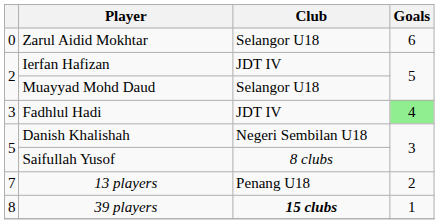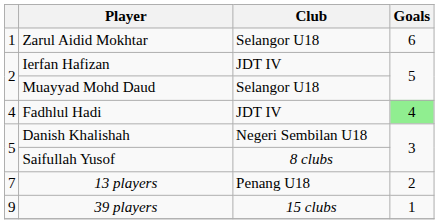(12, 40) 0 -> (12, 40) 1
(12, 111) 3 -> (12, 111) 4
(12, 207) 8 -> (12, 207) 9
(311, 207) bold -> (311, 207) normal
